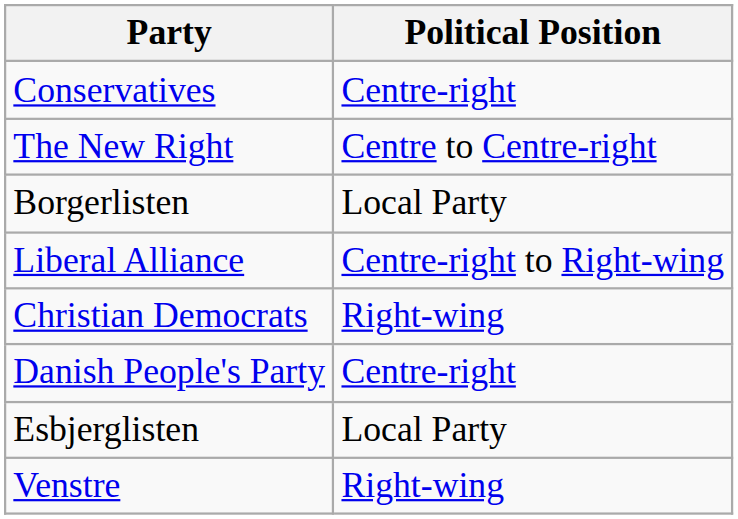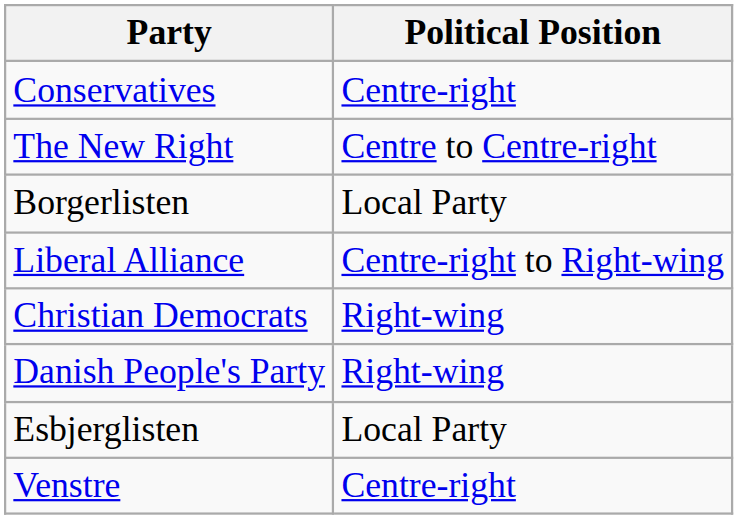(429, 372) Centre-right -> (423, 372) Right-wing
(423, 485) Right-wing -> (429, 485) Centre-right
